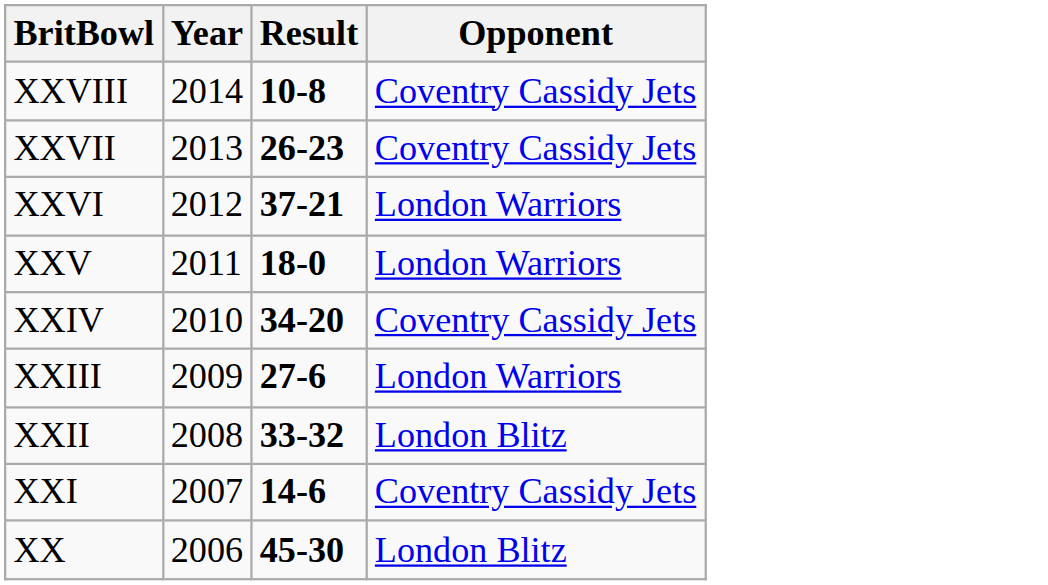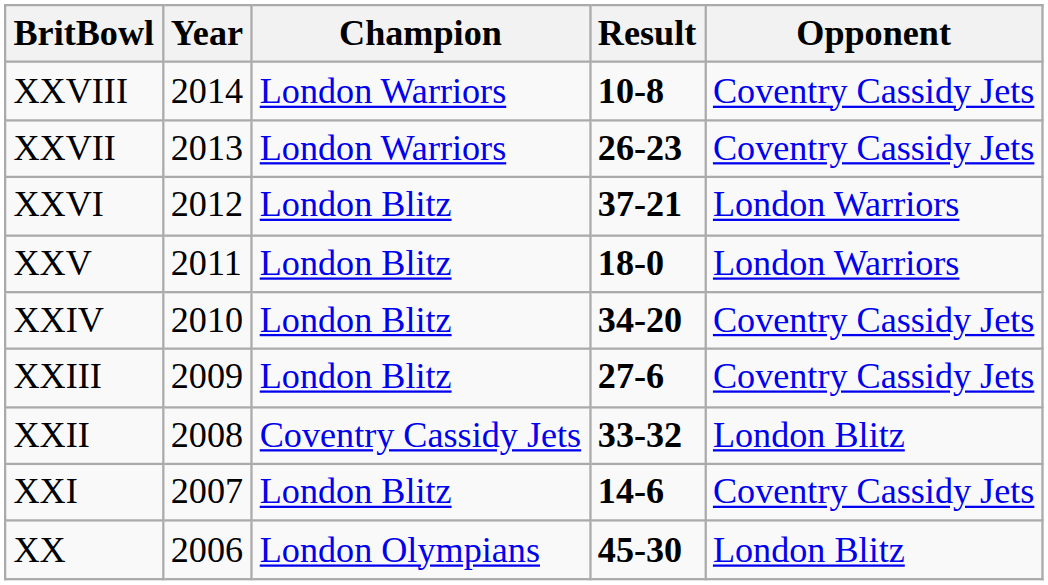+ column: (420, 33)
(498, 377) London Warriors -> (874, 377) Coventry Cassidy Jets
